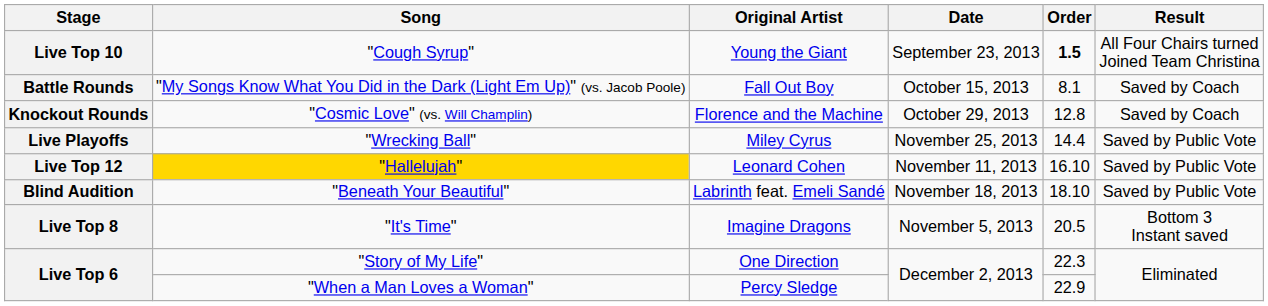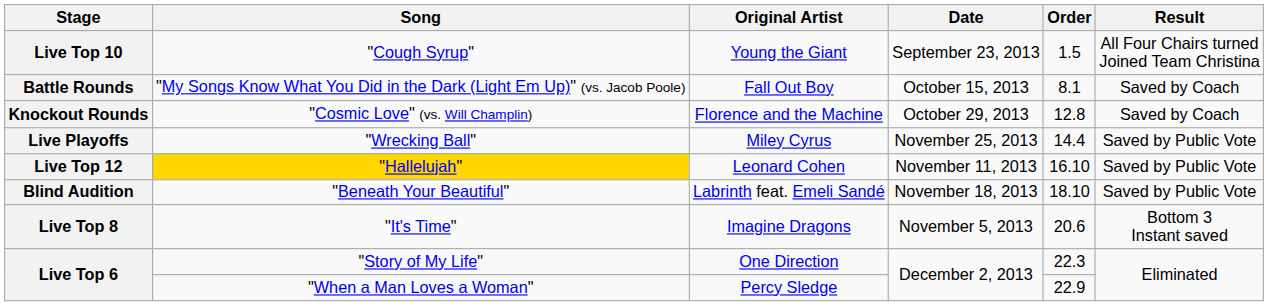(1069, 53) bold -> (1069, 53) normal
(1069, 227) 20.5 -> (1069, 227) 20.6
